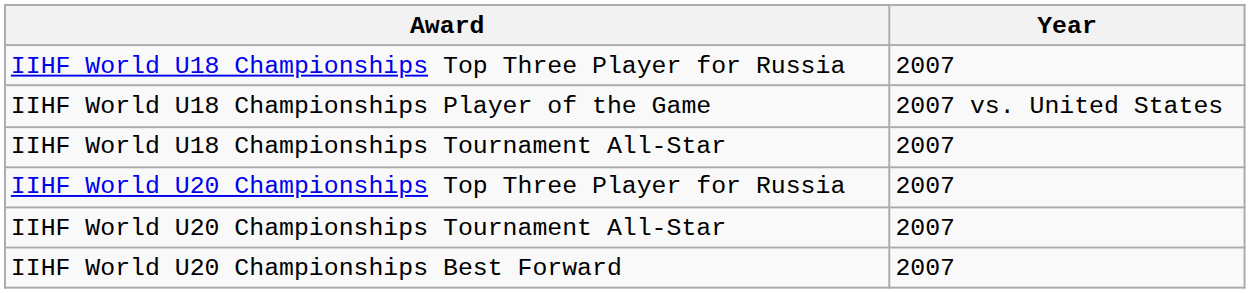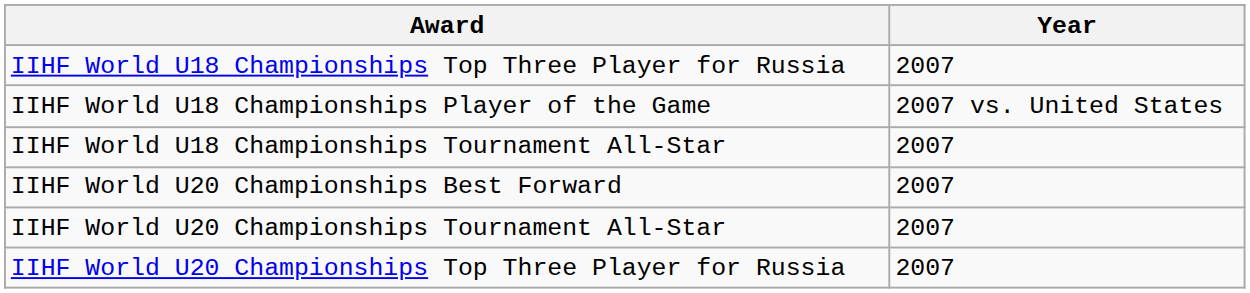rows swapped: (428, 187) <-> (316, 268)
